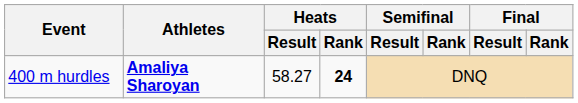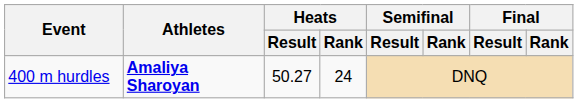(292, 77) 58.27 -> (292, 77) 50.27
(343, 77) bold -> (343, 77) normal
